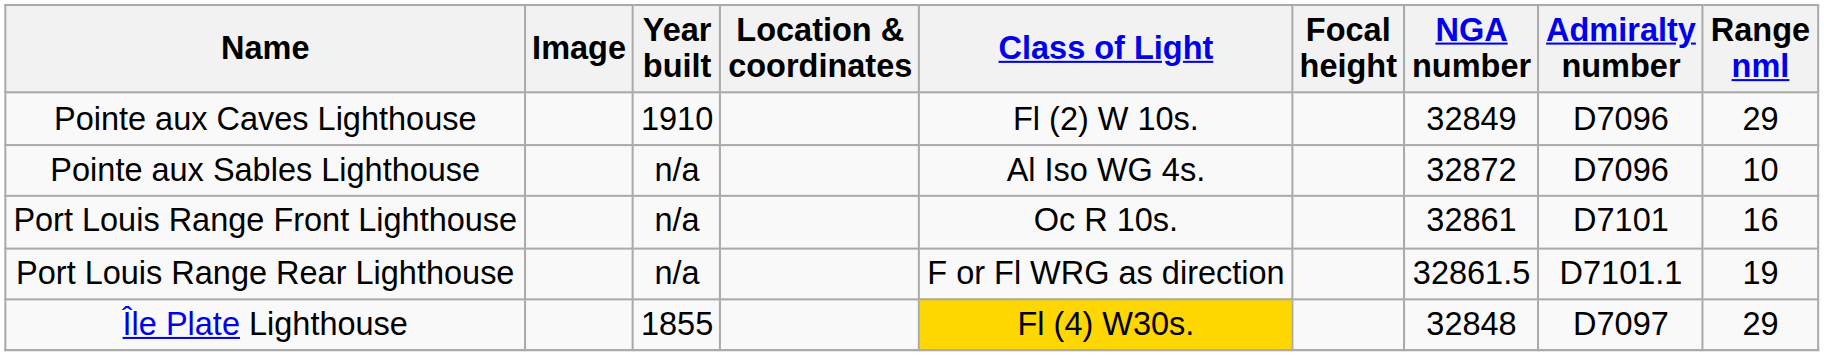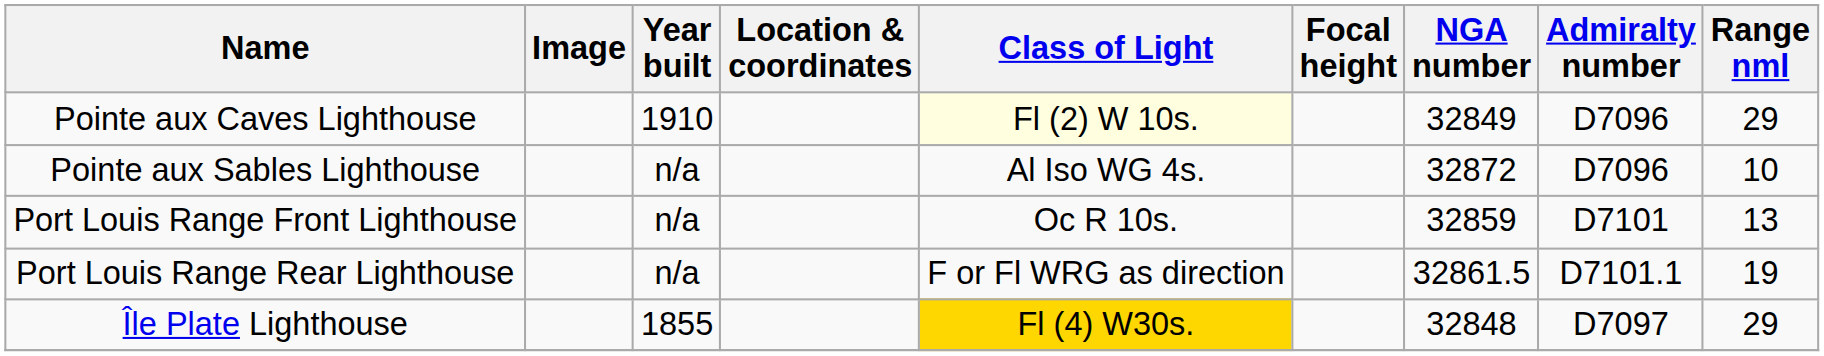(1106, 118) no background -> (1106, 118) lightyellow background
(1472, 221) 32861 -> (1472, 221) 32859
(1760, 221) 16 -> (1760, 221) 13
